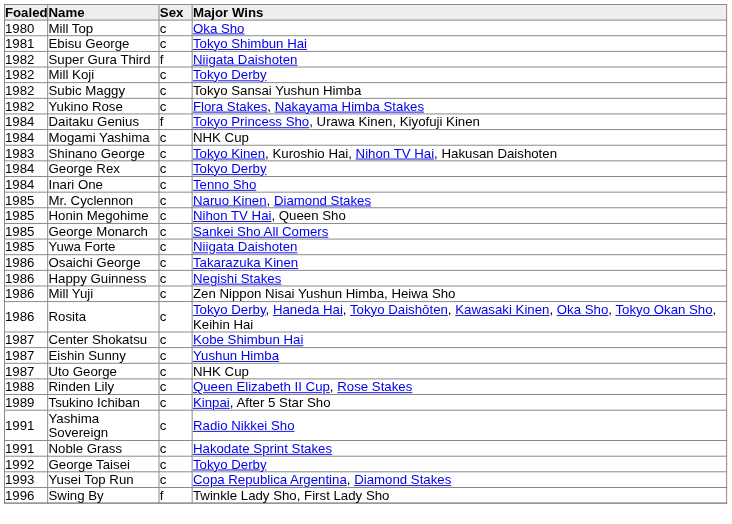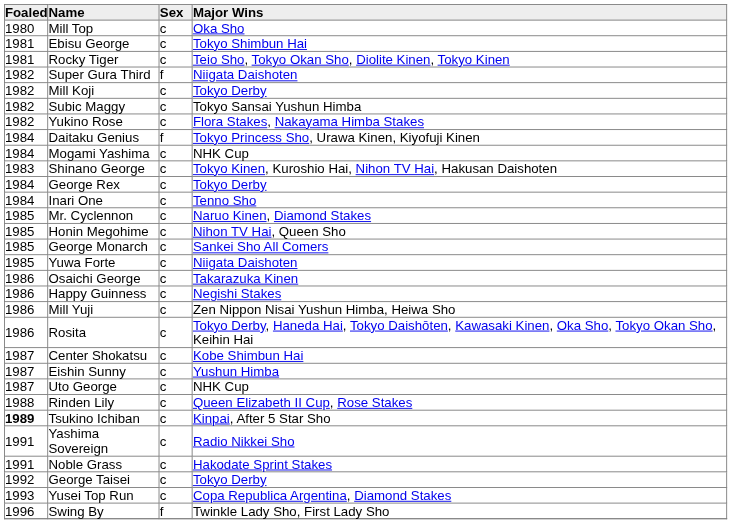+ row: (83, 59)
(20, 402) normal -> (20, 418) bold
